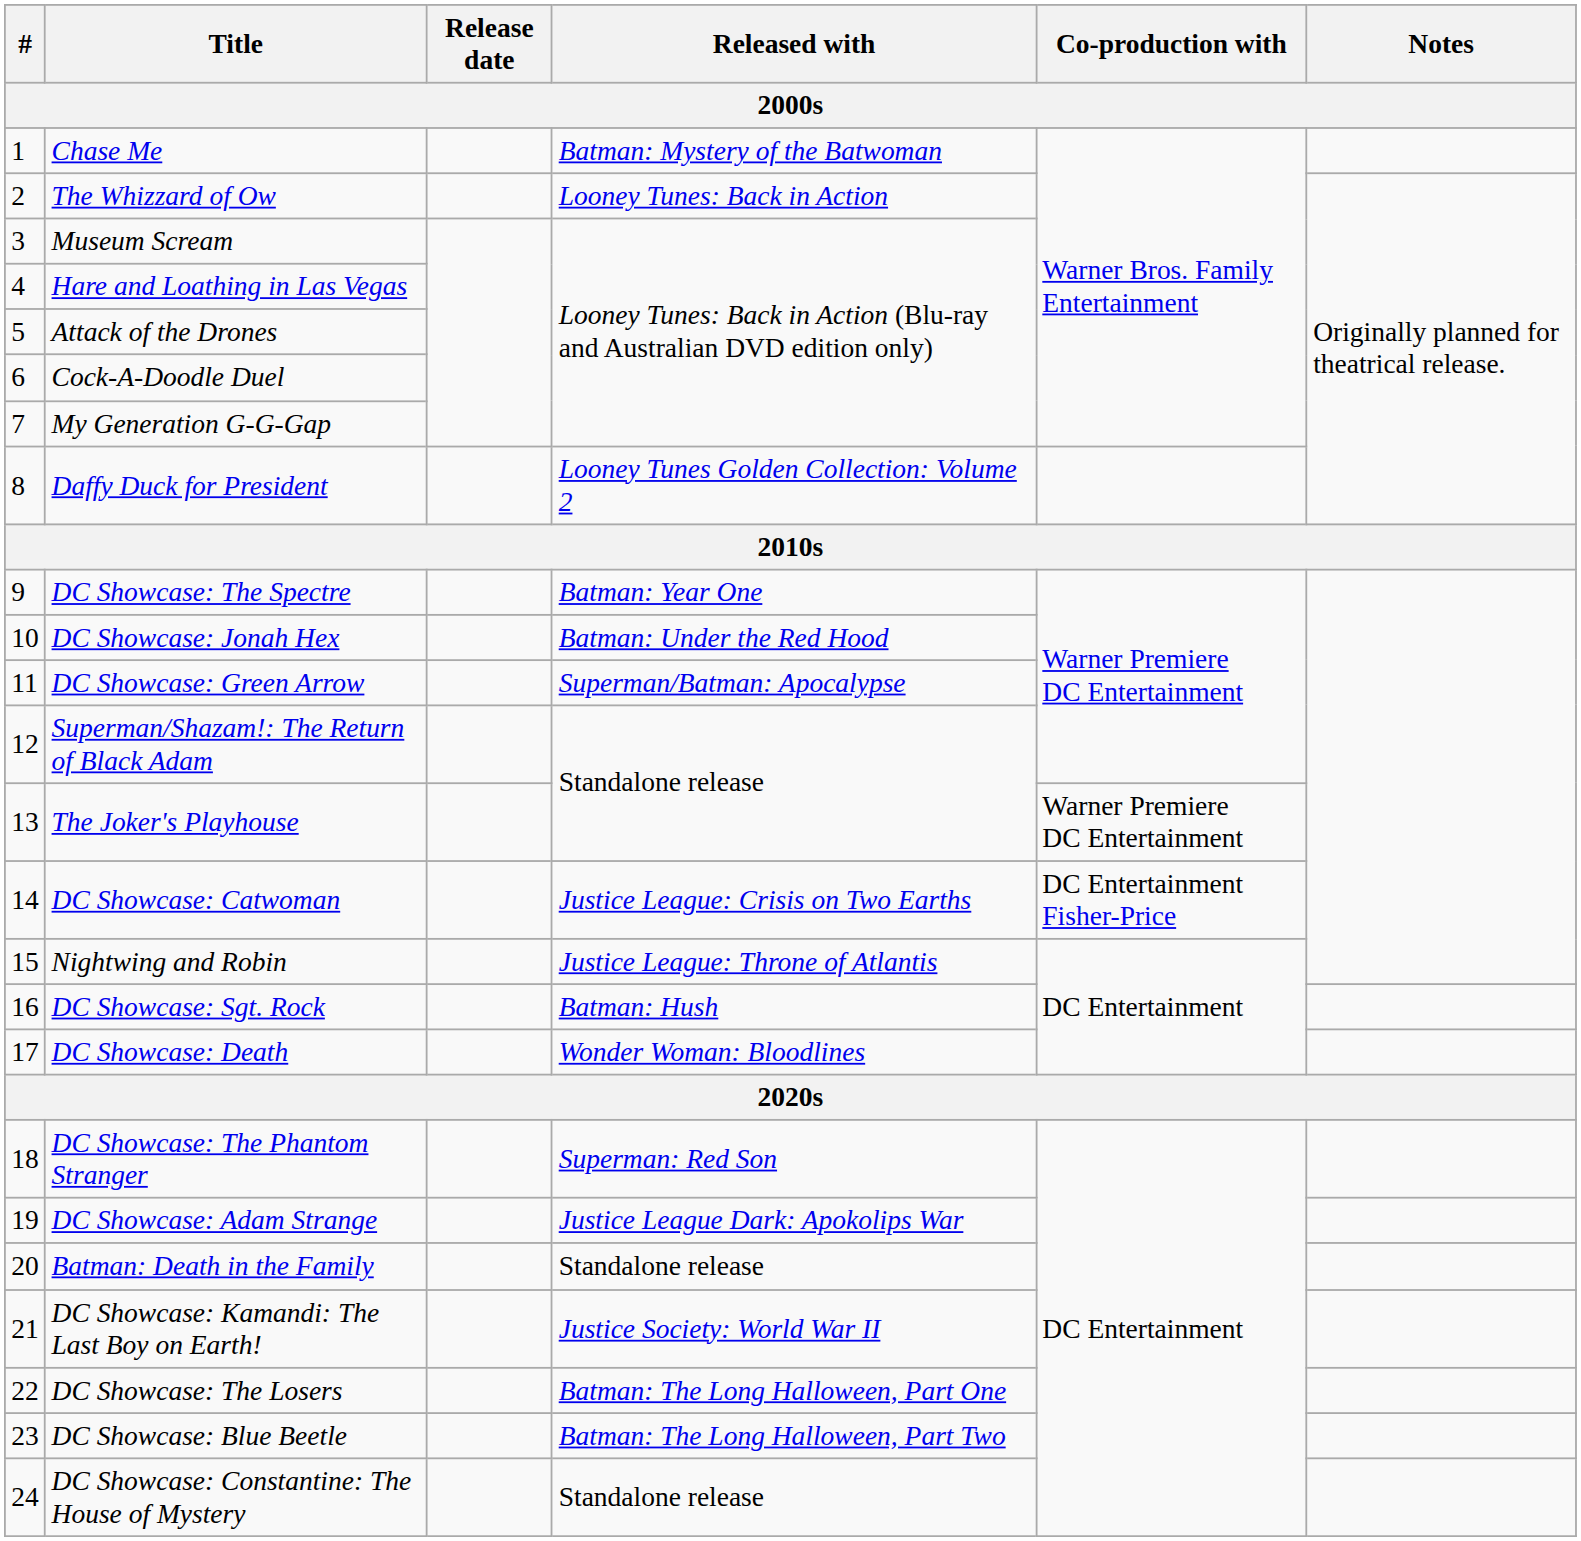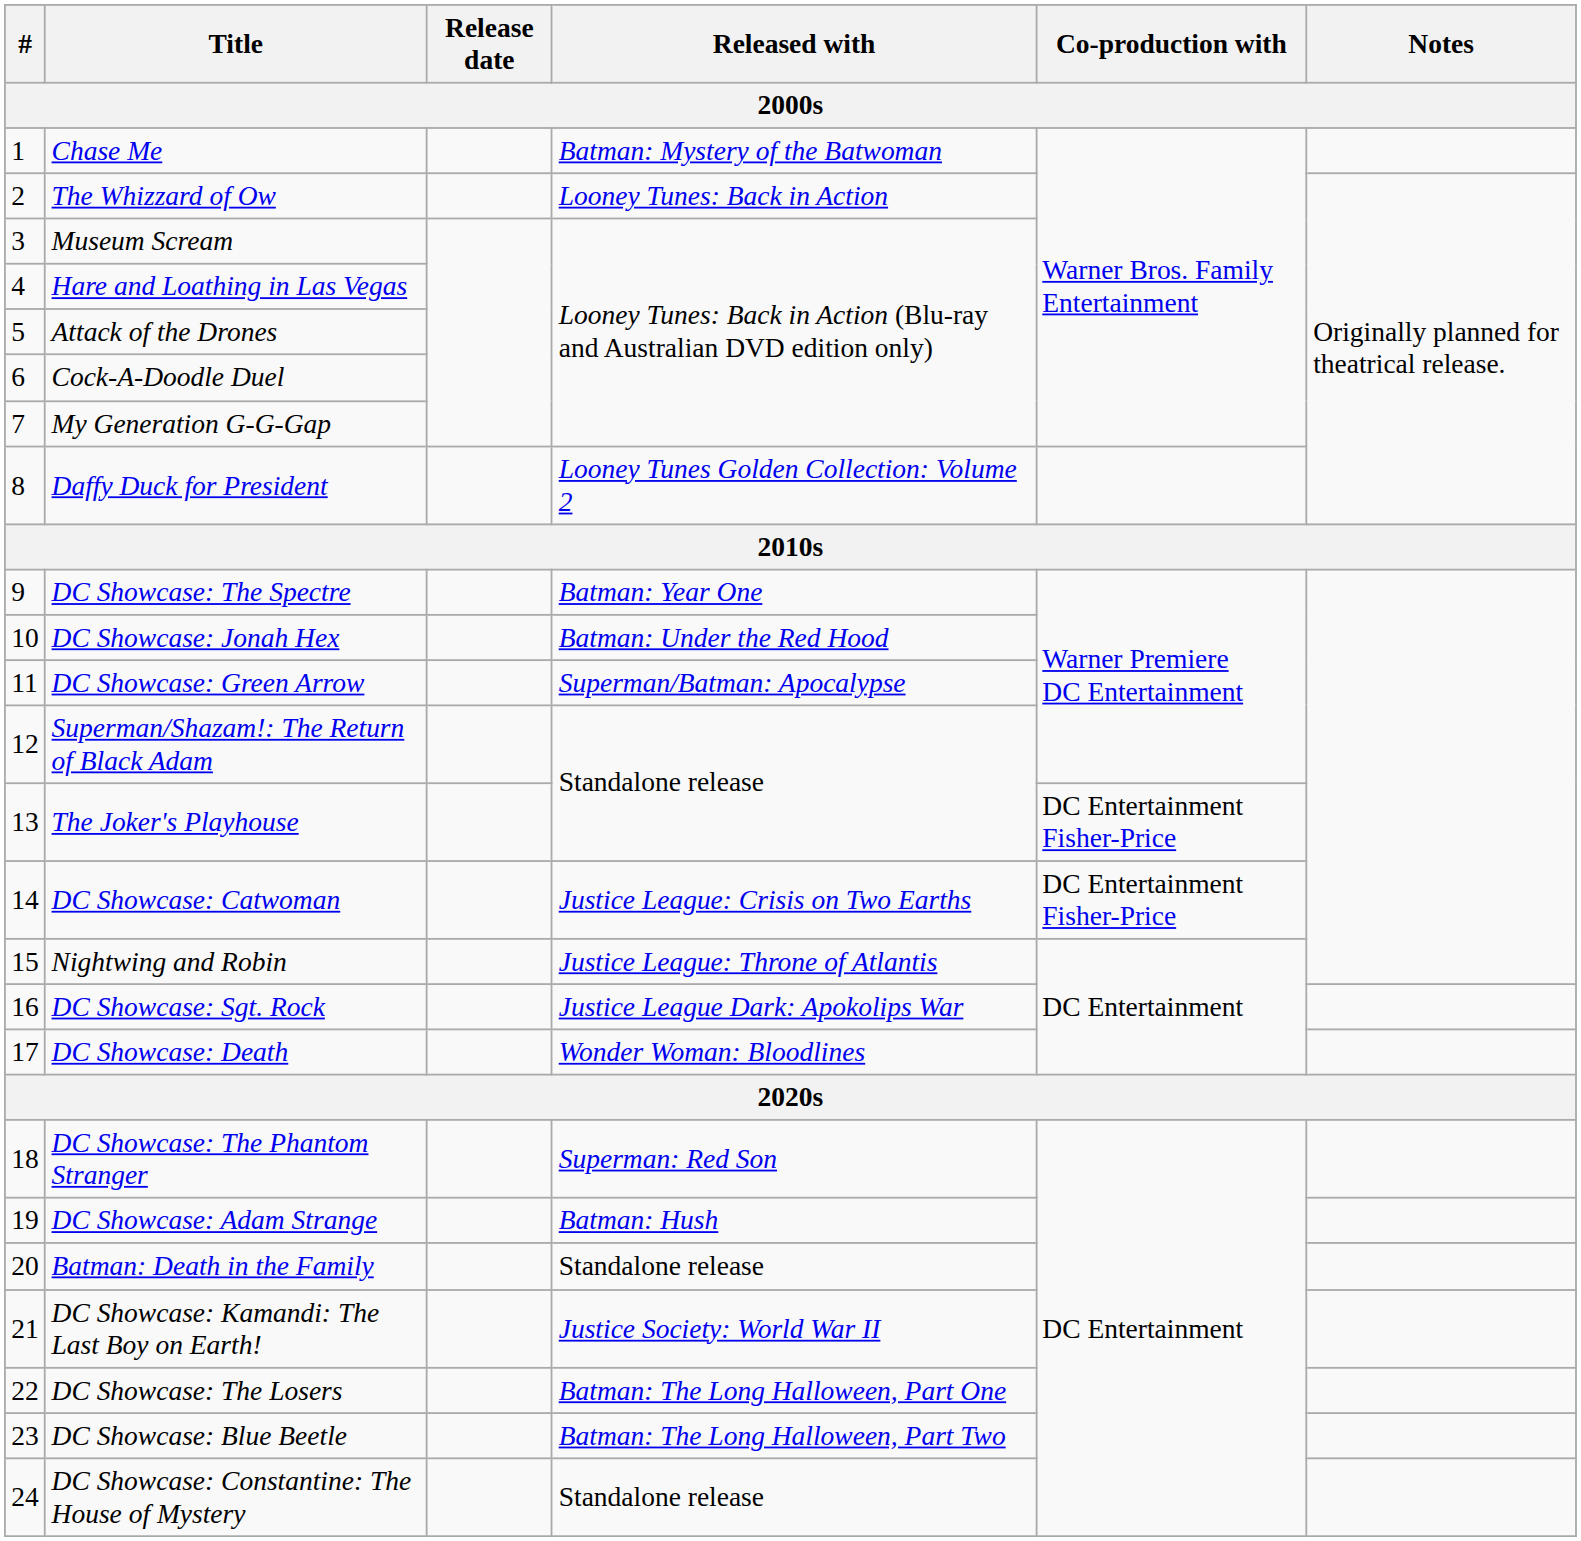(1143, 821) Warner Premiere DC Entertainment -> (1143, 821) DC Entertainment Fisher-Price
(639, 1006) Batman: Hush -> (761, 1006) Justice League Dark: Apokolips War
(761, 1220) Justice League Dark: Apokolips War -> (639, 1220) Batman: Hush
